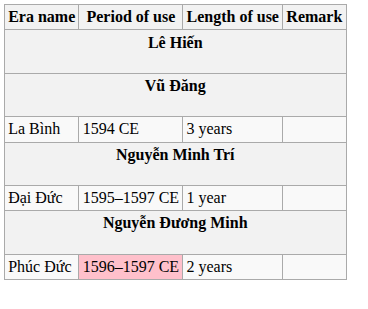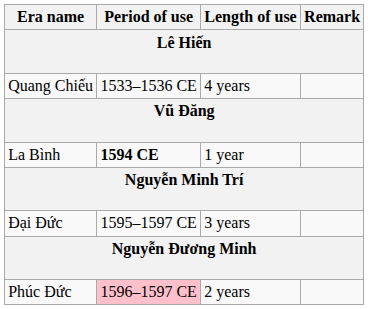+ row: (51, 85)
(111, 129) normal -> (130, 154) bold
(209, 129) 3 years -> (224, 154) 1 year
(206, 198) 1 year -> (227, 223) 3 years
